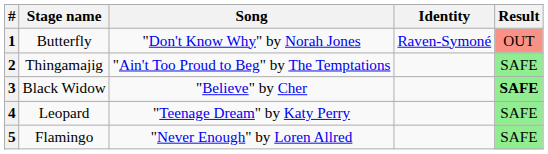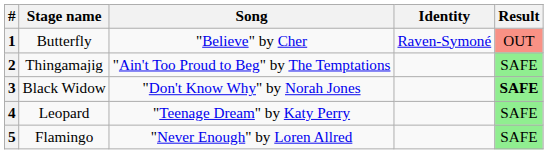(252, 40) "Don't Know Why" by Norah Jones -> (252, 40) "Believe" by Cher
(252, 88) "Believe" by Cher -> (252, 88) "Don't Know Why" by Norah Jones
